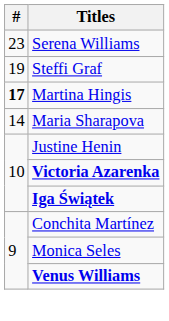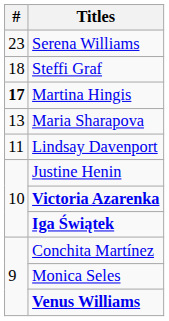(16, 69) 19 -> (16, 69) 18
(16, 120) 14 -> (16, 120) 13
+ row: (95, 146)
